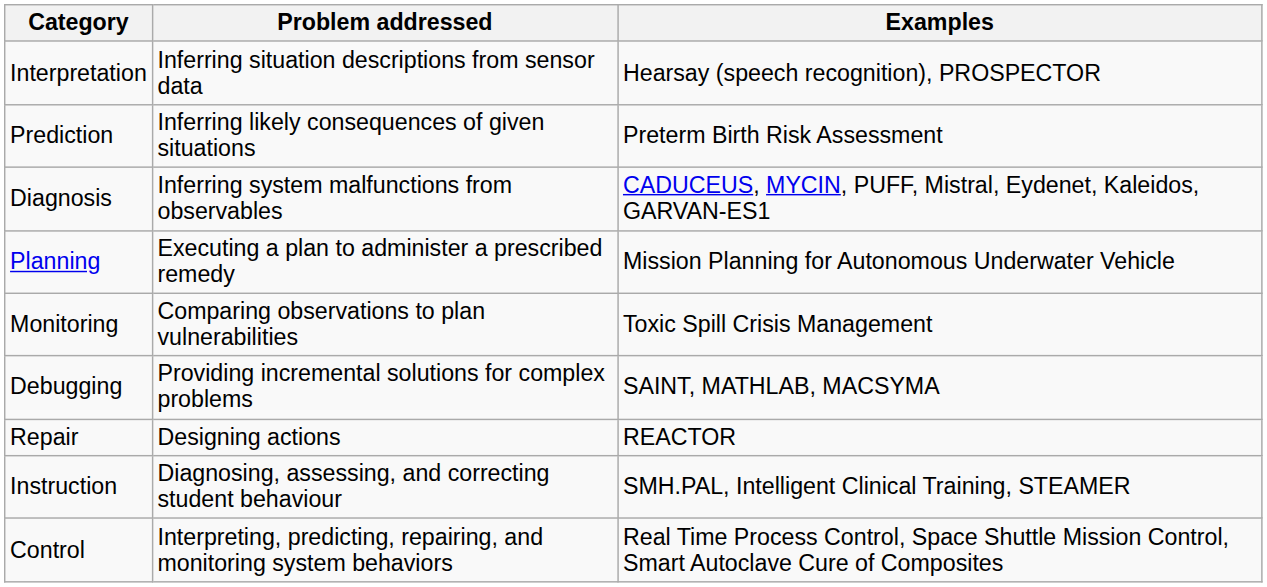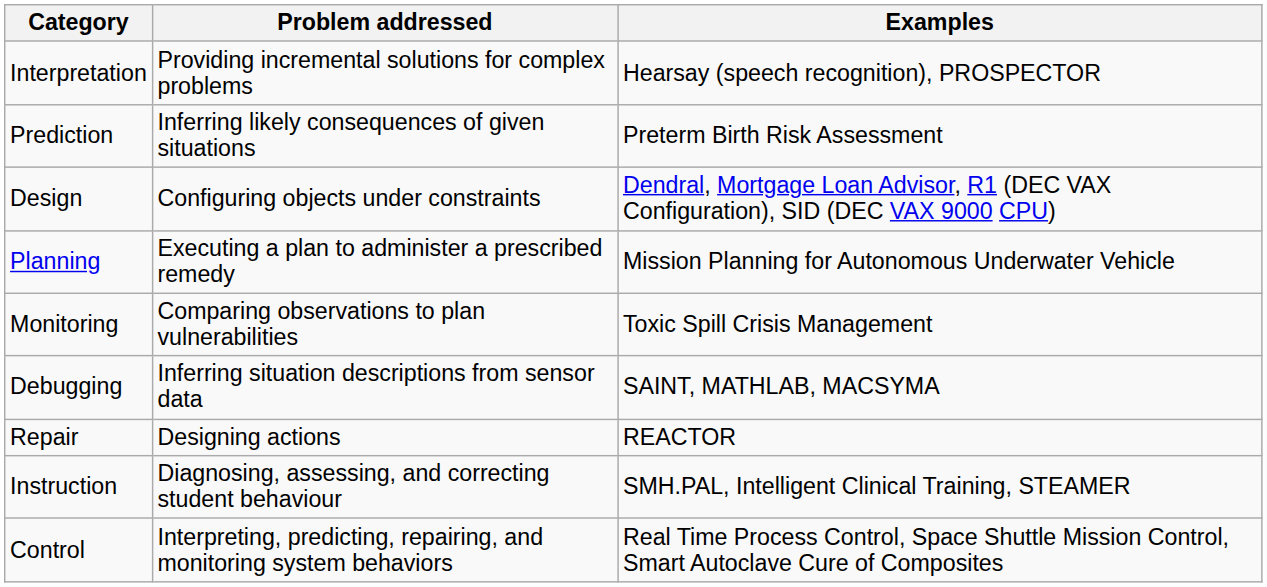(376, 72) Inferring situation descriptions from sensor data -> (381, 72) Providing incremental solutions for complex problems
- row: (61, 198)
+ row: (46, 198)
(381, 387) Providing incremental solutions for complex problems -> (376, 387) Inferring situation descriptions from sensor data
